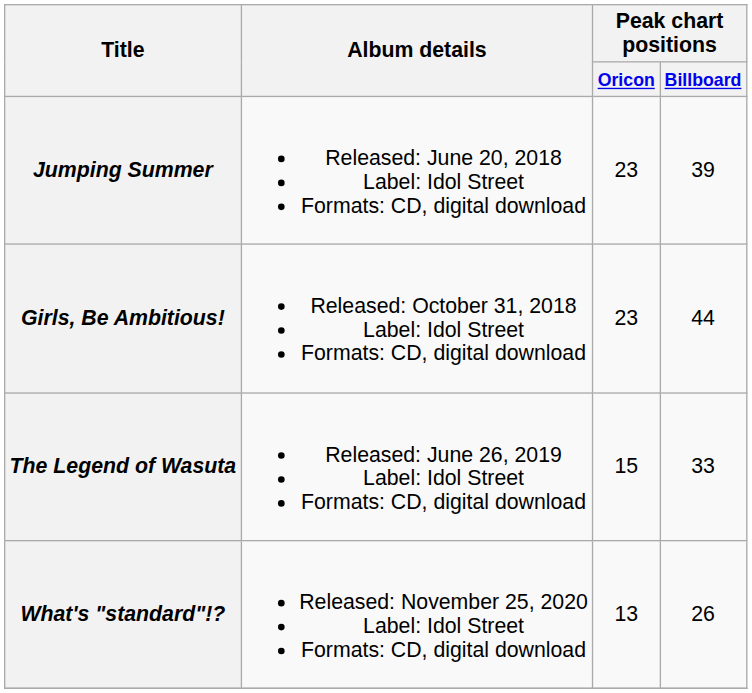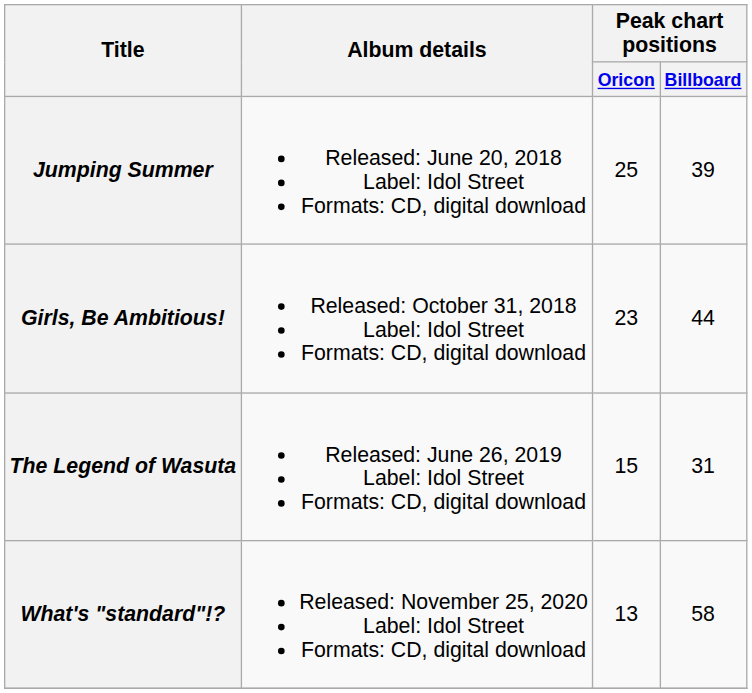(626, 170) 23 -> (626, 170) 25
(703, 466) 33 -> (703, 466) 31
(703, 614) 26 -> (703, 614) 58
